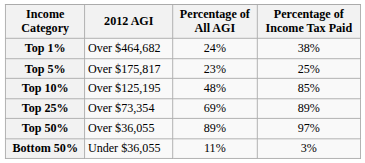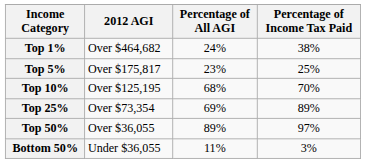(215, 88) 48% -> (215, 88) 68%
(309, 88) 85% -> (309, 88) 70%
